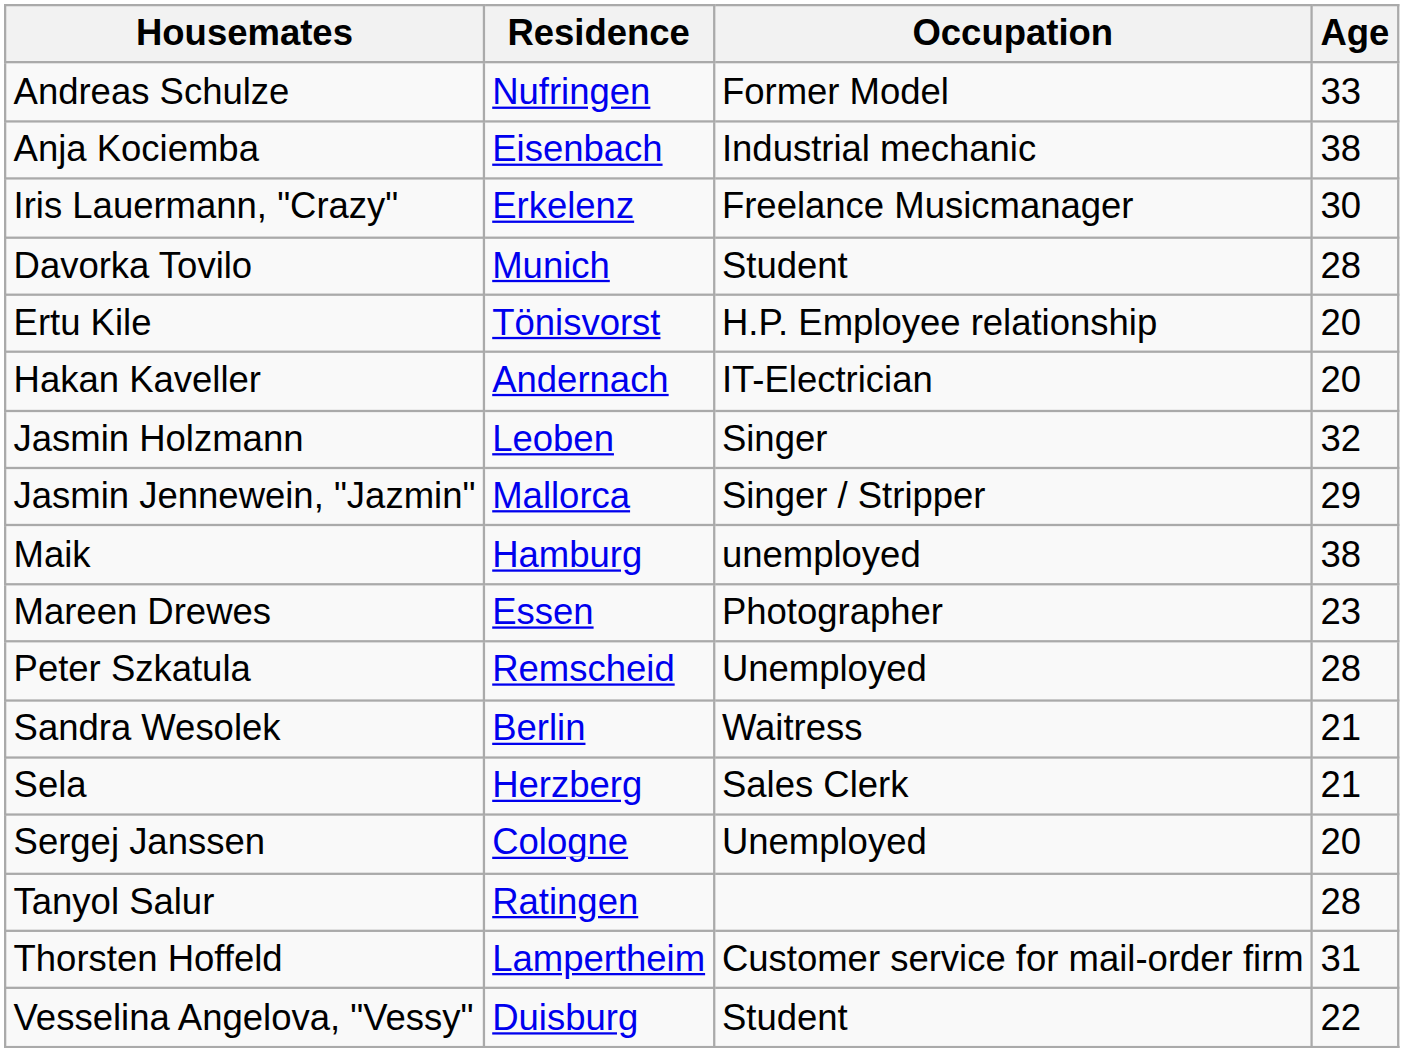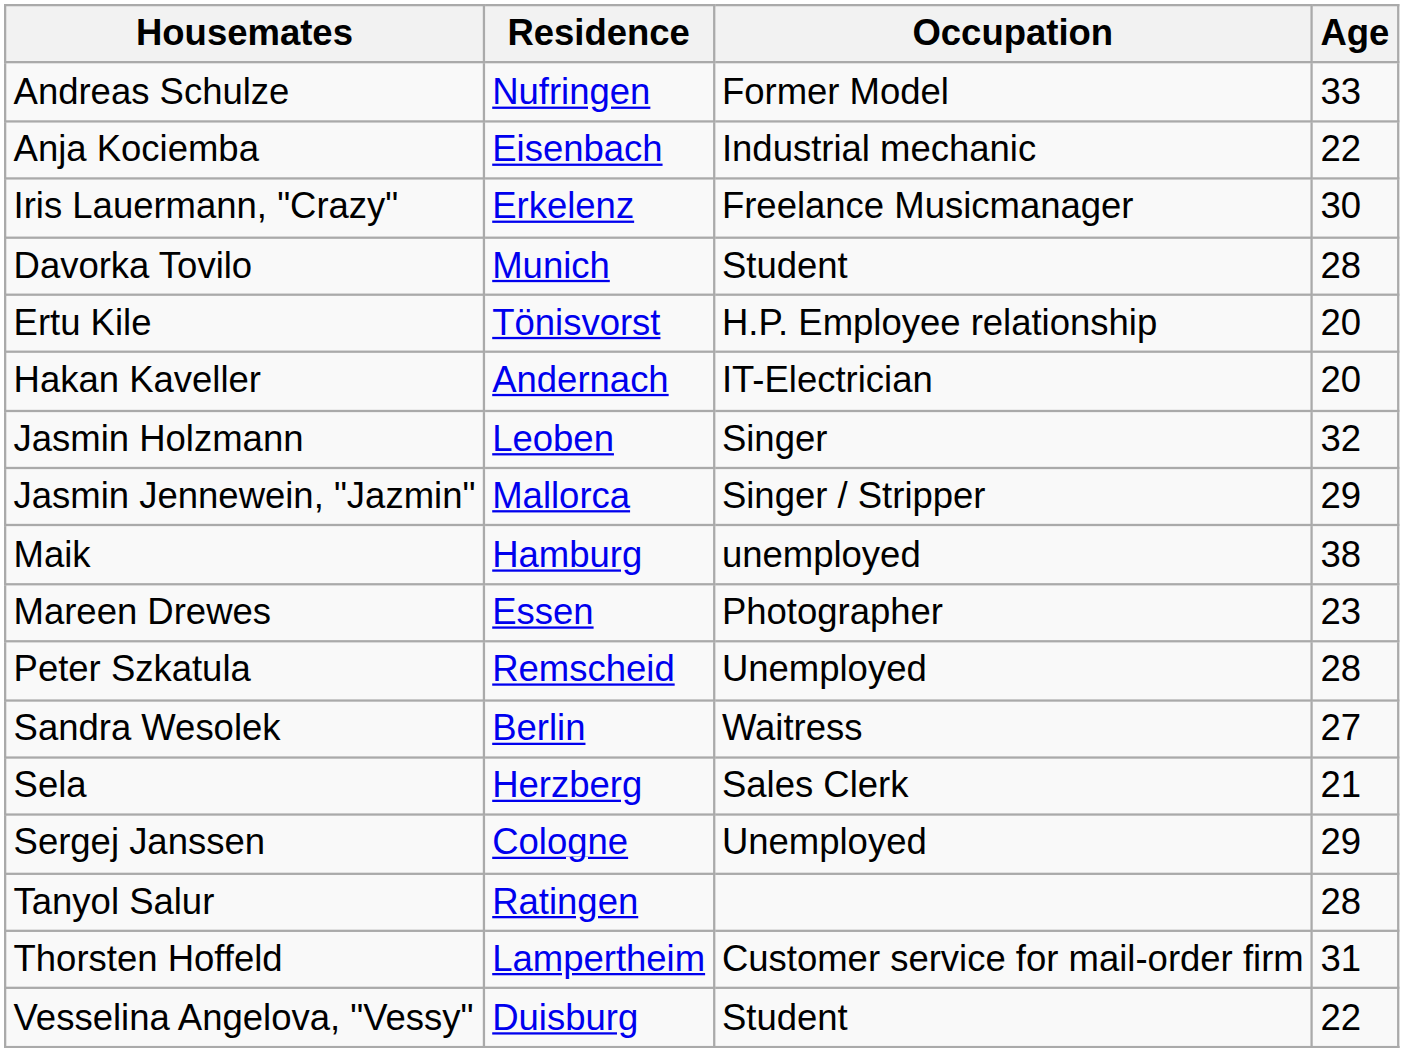(1341, 149) 38 -> (1341, 149) 22
(1341, 727) 21 -> (1341, 727) 27
(1341, 843) 20 -> (1341, 843) 29
